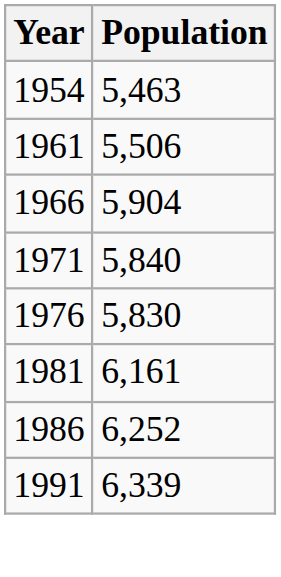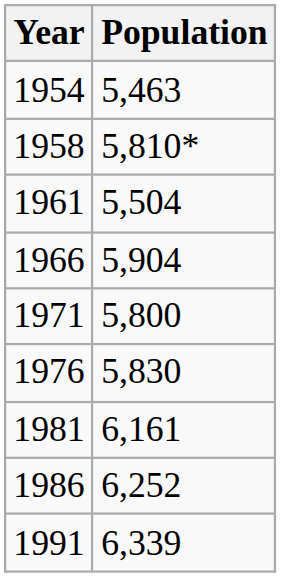+ row: (49, 145)
(141, 145) 5,506 -> (141, 202) 5,504
(141, 259) 5,840 -> (141, 315) 5,800
